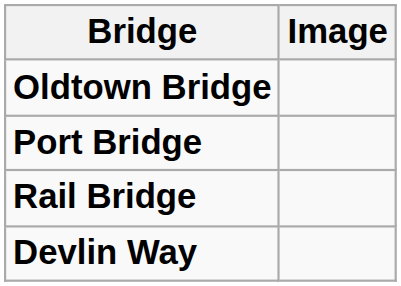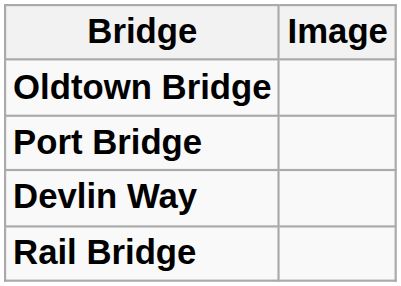rows swapped: (105, 197) <-> (105, 252)
